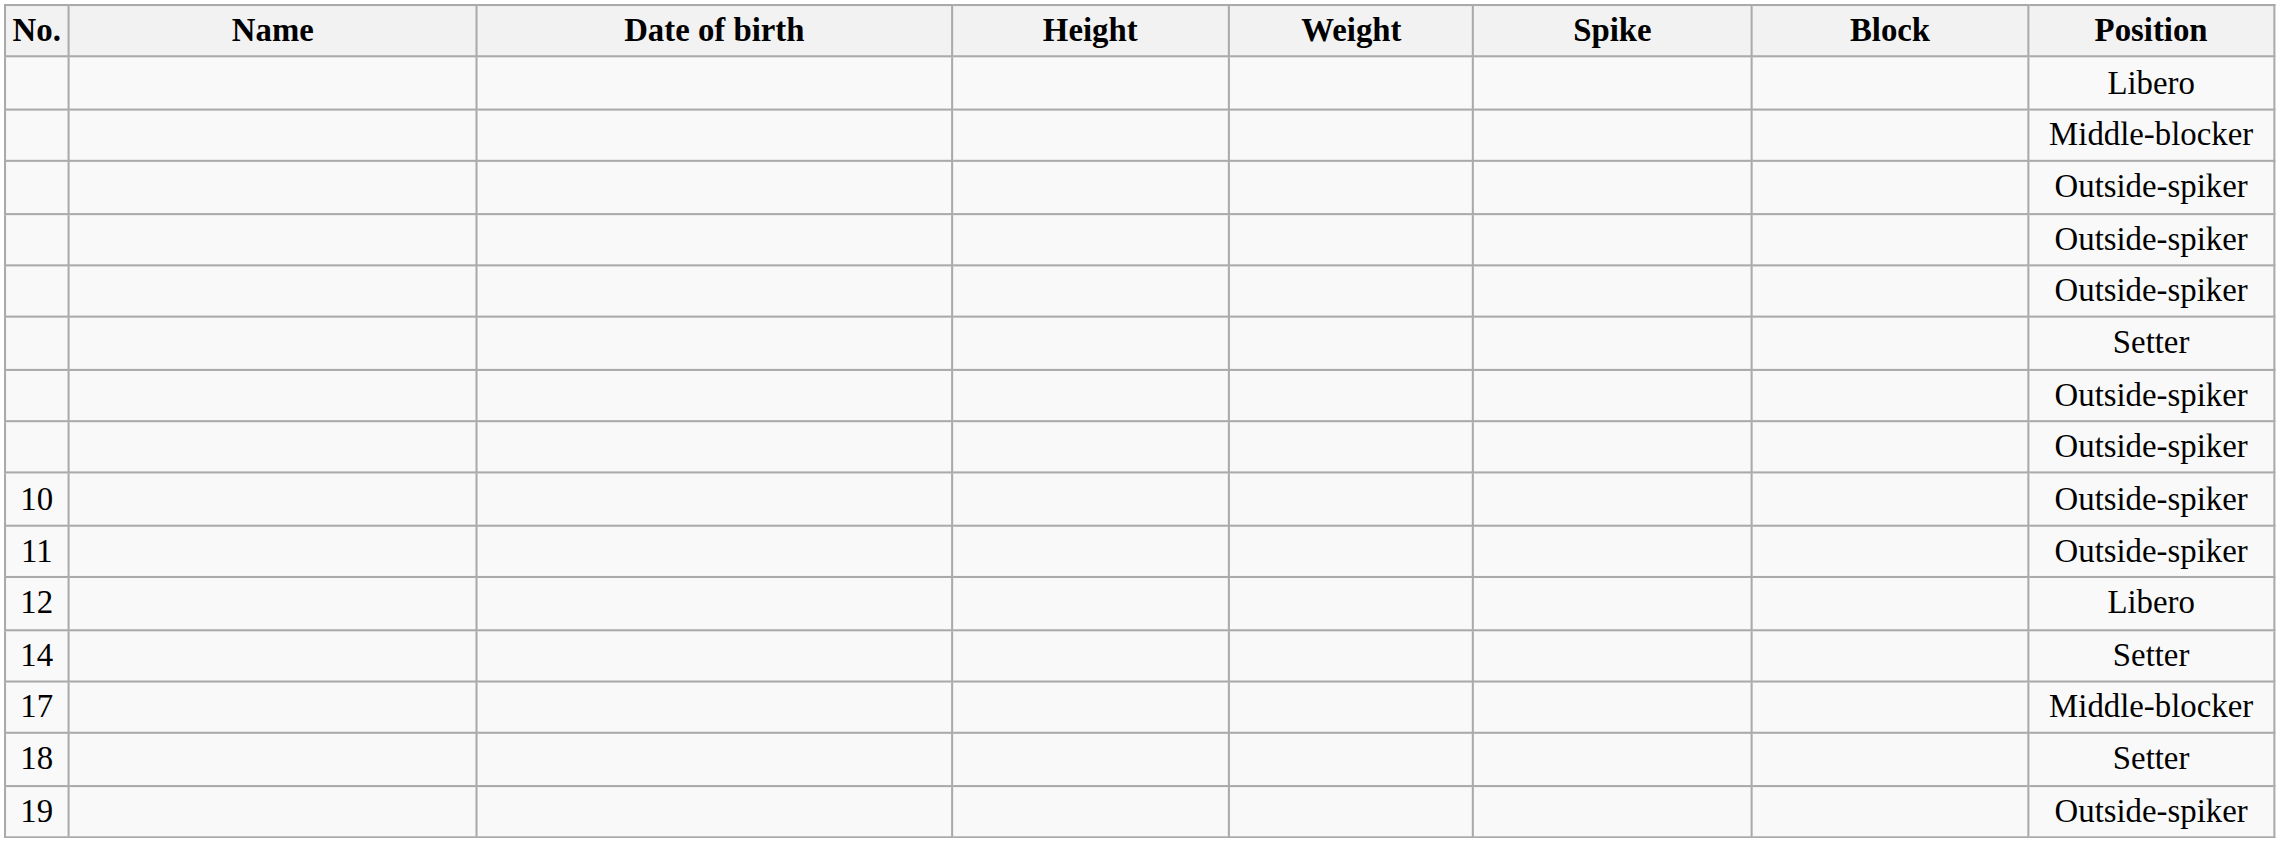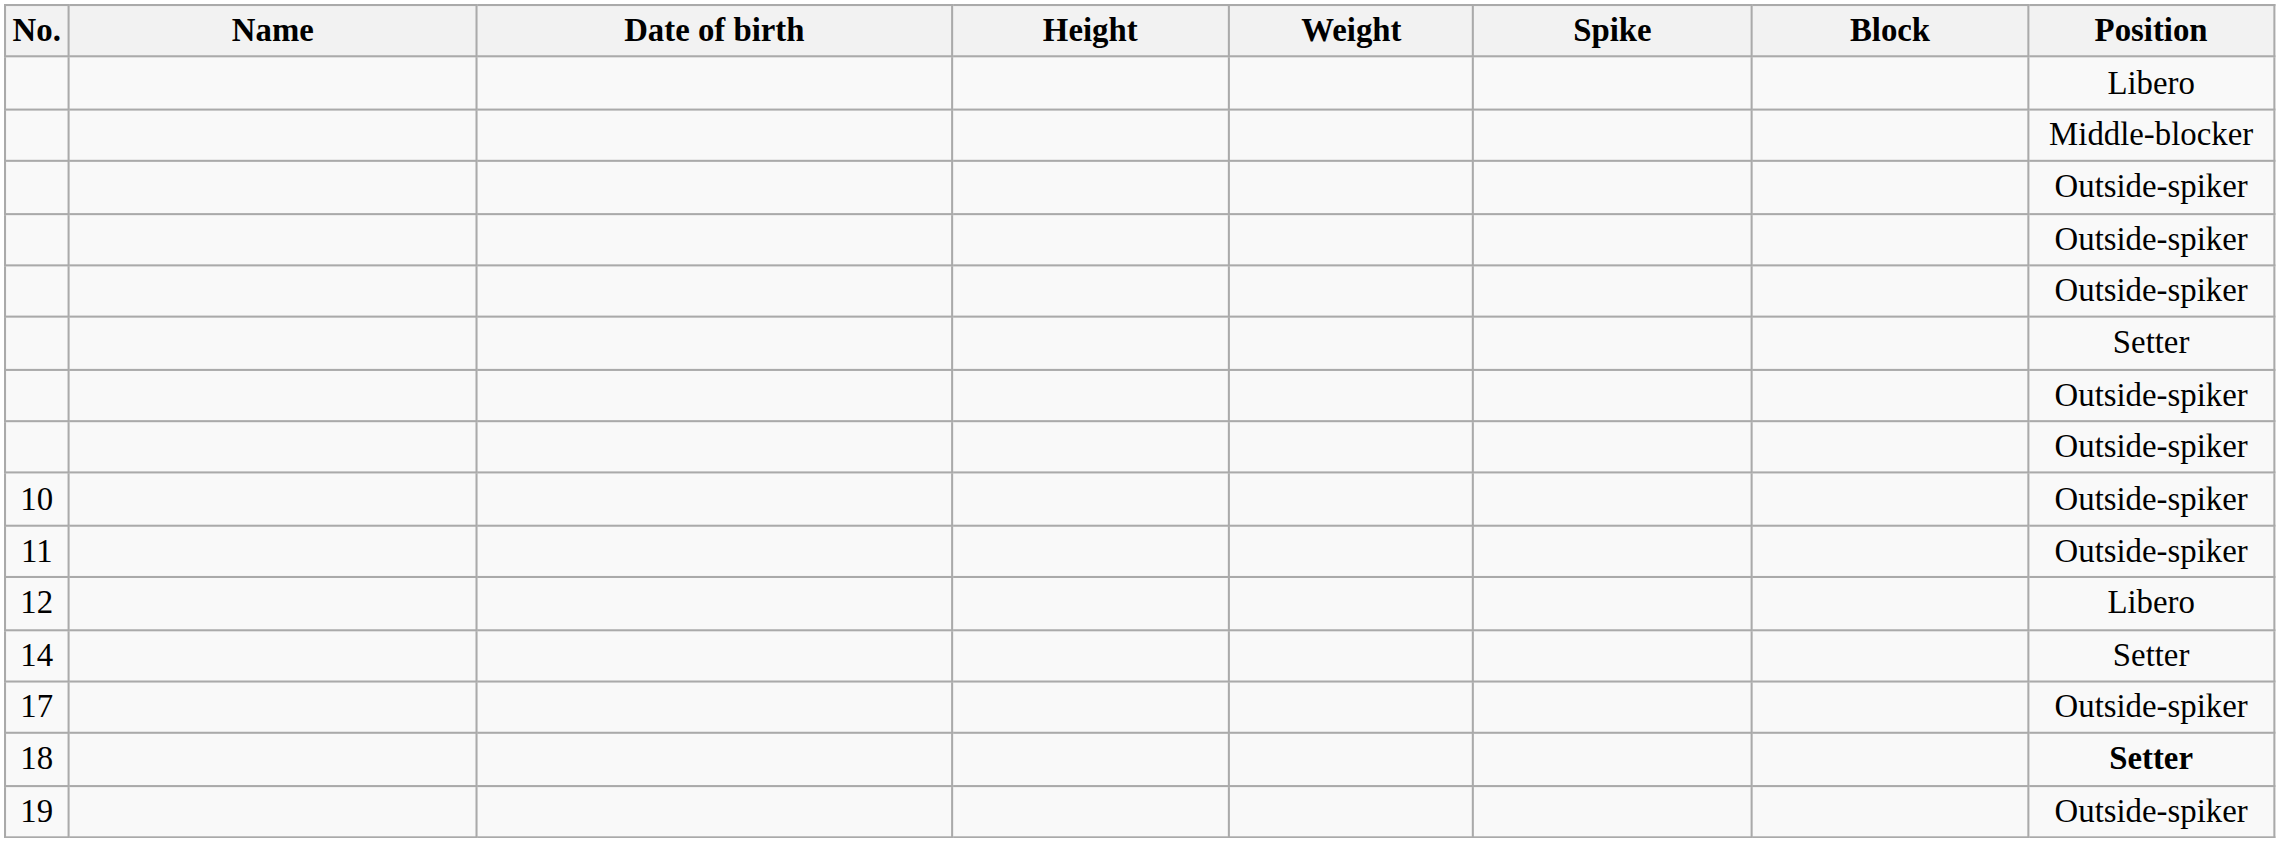(2151, 706) Middle-blocker -> (2151, 706) Outside-spiker
(2151, 758) normal -> (2151, 758) bold
